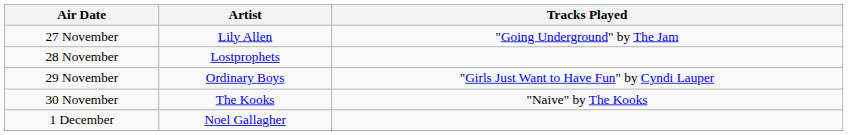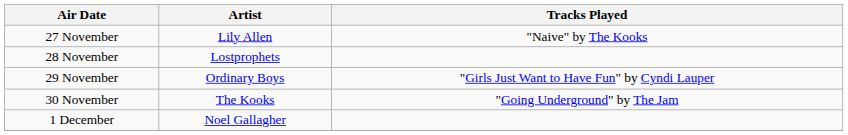(587, 36) "Going Underground" by The Jam -> (587, 36) "Naive" by The Kooks
(587, 99) "Naive" by The Kooks -> (587, 99) "Going Underground" by The Jam
